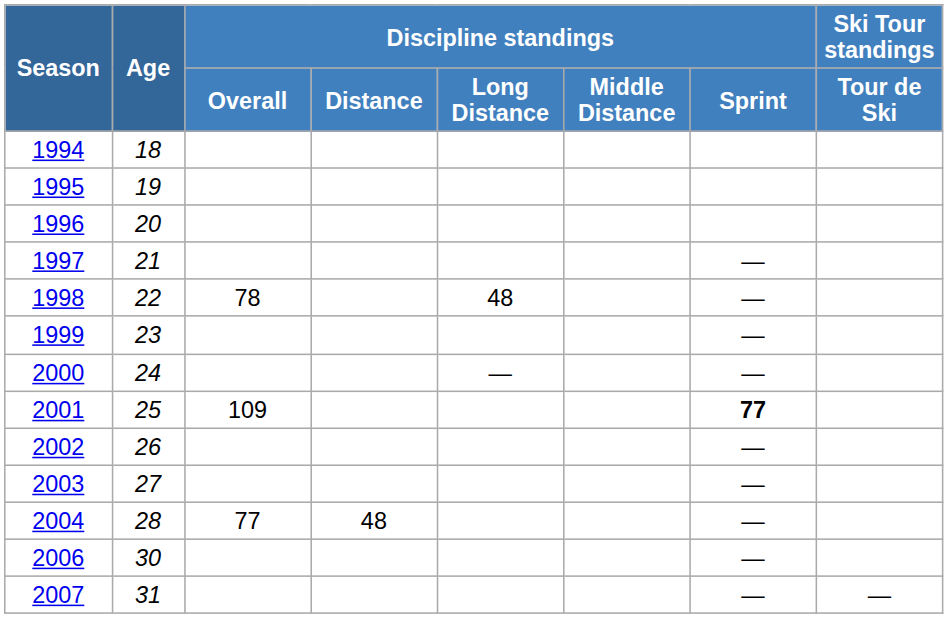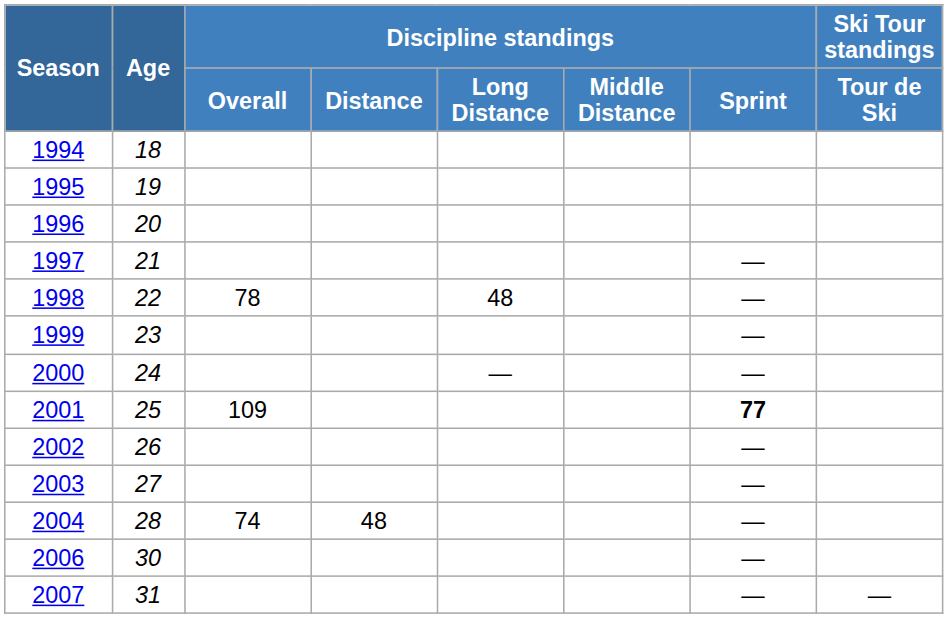(248, 521) 77 -> (248, 521) 74
